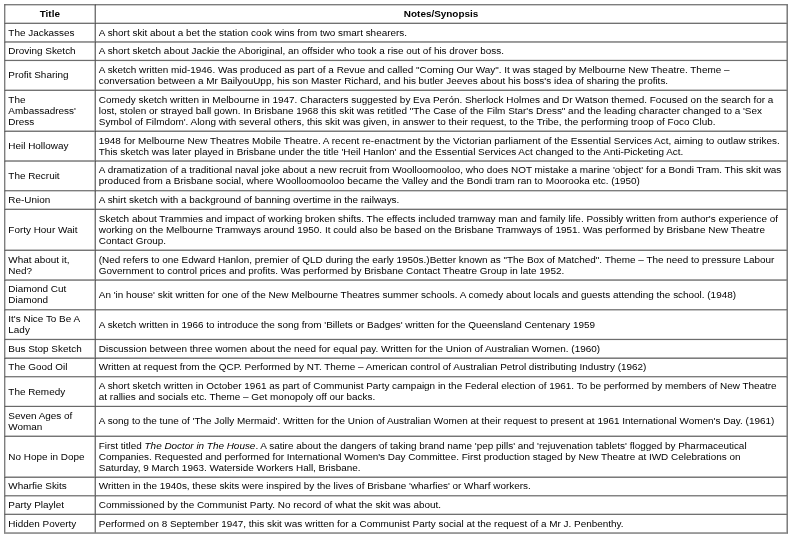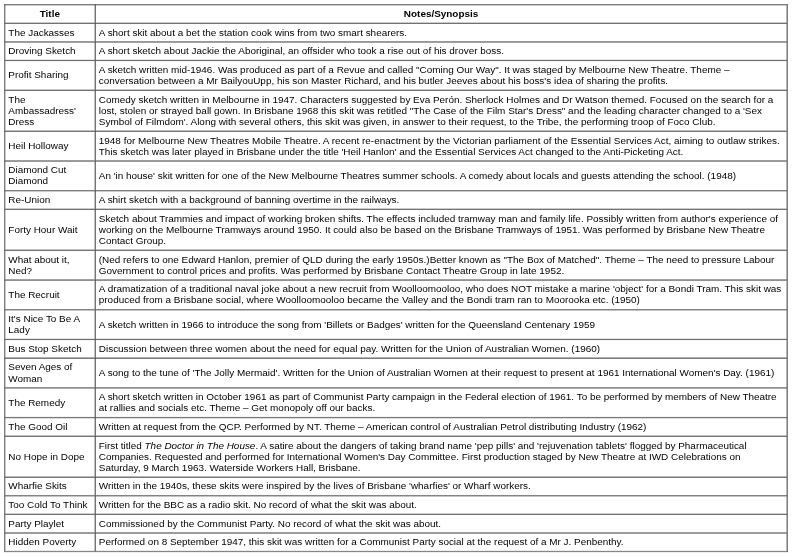rows swapped: (37, 294) <-> (34, 175)
rows swapped: (40, 421) <-> (38, 367)
+ row: (48, 505)
